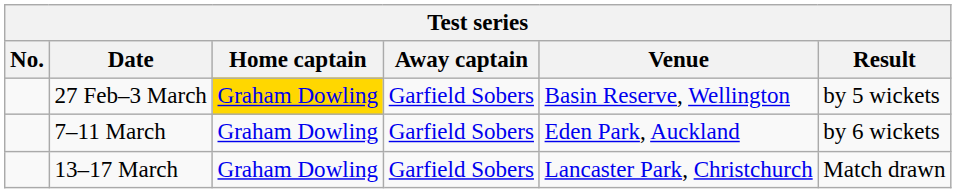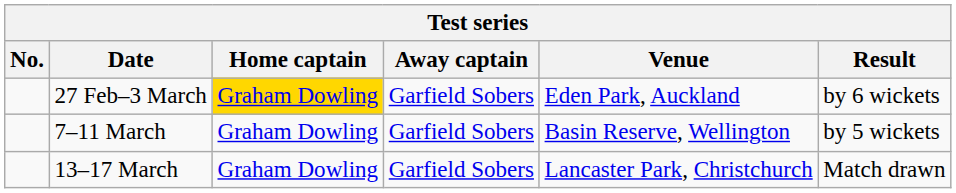(667, 95) Basin Reserve, Wellington -> (642, 95) Eden Park, Auckland
(882, 95) by 5 wickets -> (882, 95) by 6 wickets
(642, 132) Eden Park, Auckland -> (667, 132) Basin Reserve, Wellington
(882, 132) by 6 wickets -> (882, 132) by 5 wickets
